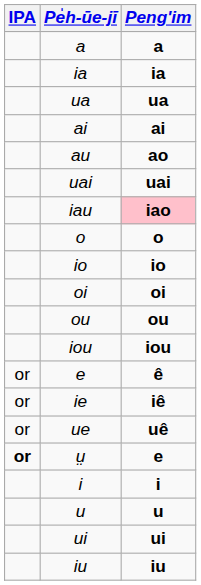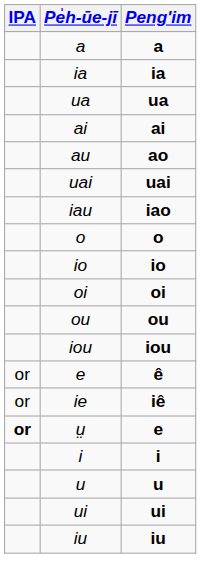(158, 210) pink background -> (158, 210) no background
- row: (80, 429)
